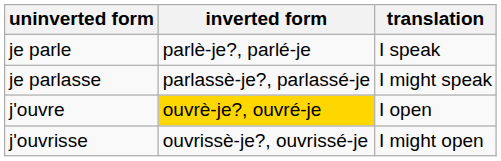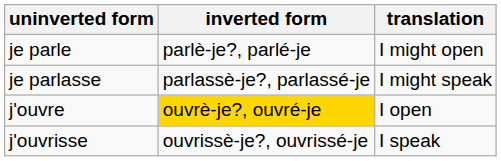(410, 49) I speak -> (431, 49) I might open
(431, 140) I might open -> (410, 140) I speak
